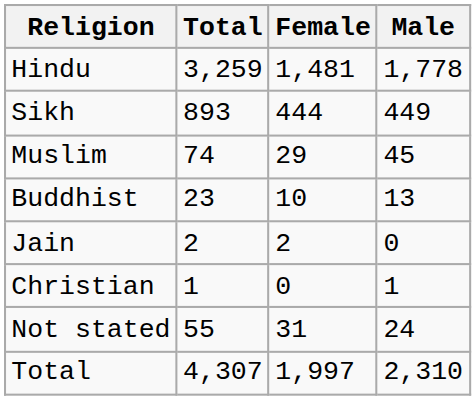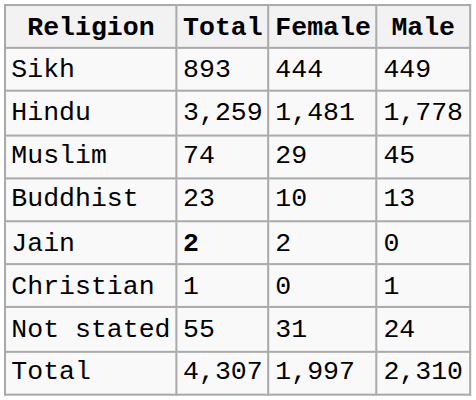rows swapped: (51, 70) <-> (43, 113)
(191, 243) normal -> (191, 243) bold
